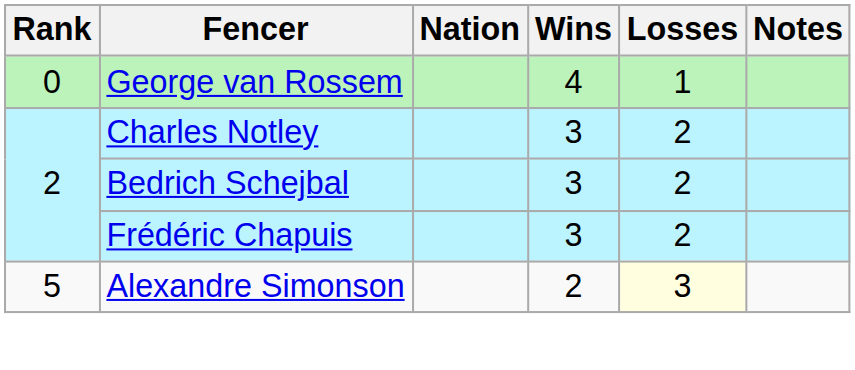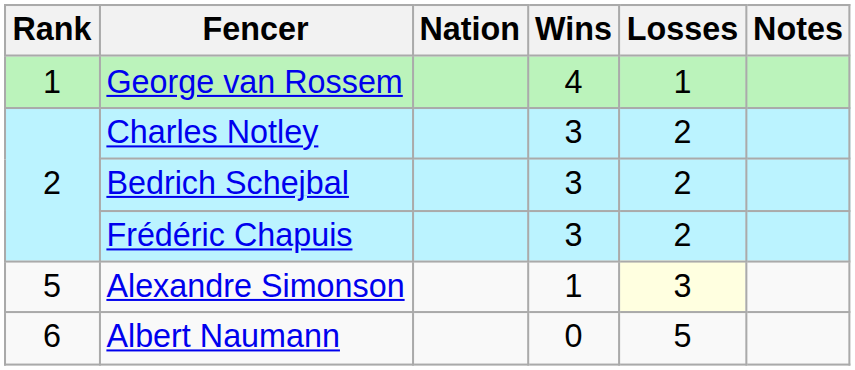(52, 81) 0 -> (52, 81) 1
(573, 286) 2 -> (573, 286) 1
+ row: (223, 337)
